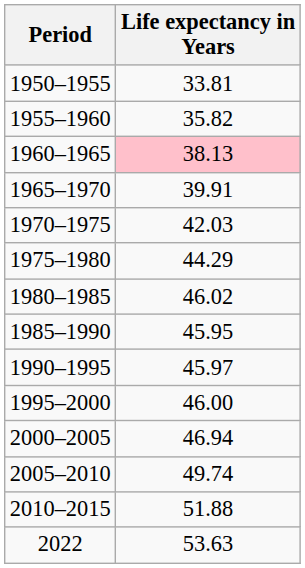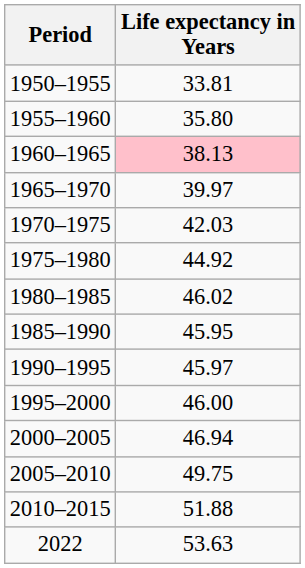(208, 118) 35.82 -> (208, 118) 35.80
(208, 189) 39.91 -> (208, 189) 39.97
(208, 260) 44.29 -> (208, 260) 44.92
(208, 473) 49.74 -> (208, 473) 49.75
